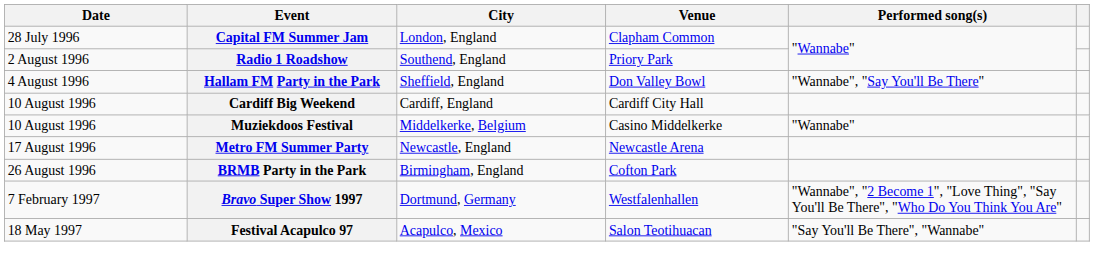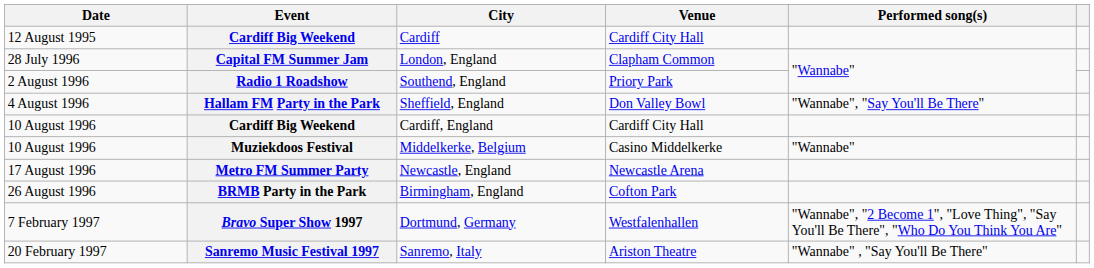+ row: (292, 37)
+ row: (292, 251)
- row: (292, 229)
